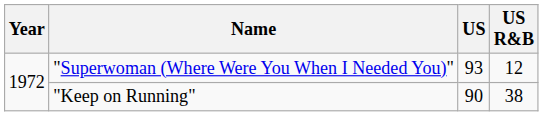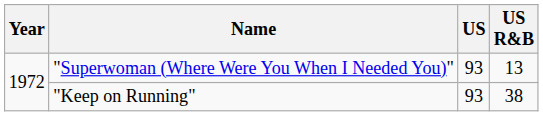(514, 67) 12 -> (514, 67) 13
(474, 96) 90 -> (474, 96) 93
